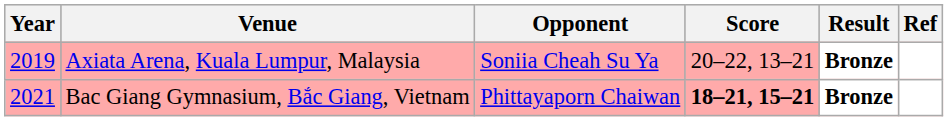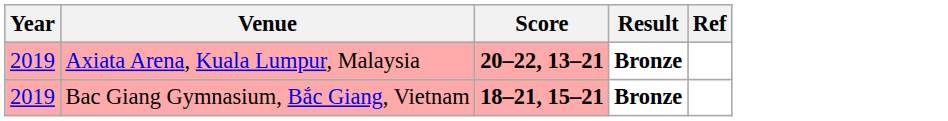- column: (580, 23)
(753, 60) normal -> (542, 60) bold
(32, 97) 2021 -> (32, 97) 2019
